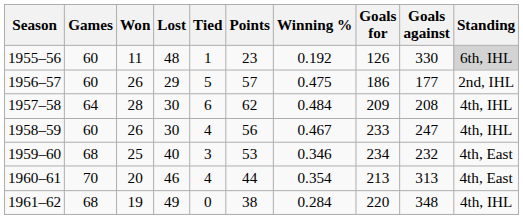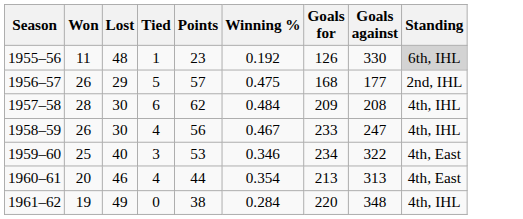- column: (91, 25)
(378, 81) 186 -> (326, 81) 168
(427, 154) 232 -> (375, 154) 322
